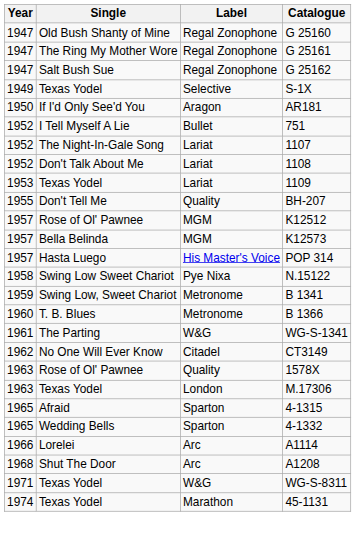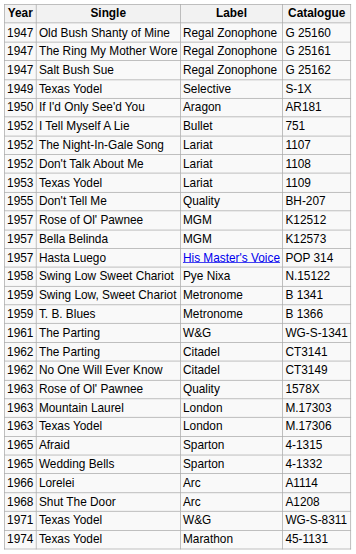(20, 314) 1960 -> (20, 314) 1959
+ row: (307, 351)
+ row: (308, 408)
